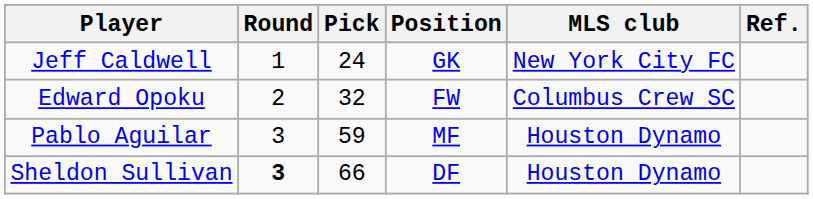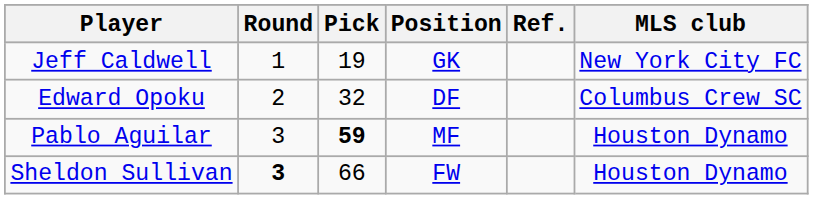columns swapped: (624, 24) <-> (774, 24)
(352, 61) 24 -> (352, 61) 19
(446, 99) FW -> (446, 99) DF
(352, 137) normal -> (352, 137) bold
(446, 175) DF -> (446, 175) FW
